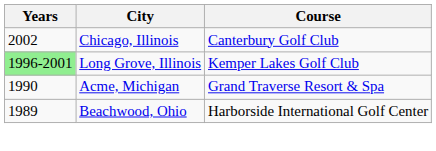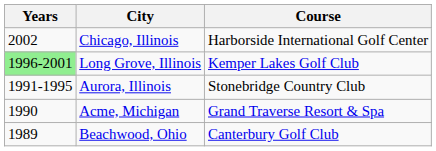(273, 39) Canterbury Golf Club -> (318, 39) Harborside International Golf Center
+ row: (125, 87)
(318, 110) Harborside International Golf Center -> (273, 134) Canterbury Golf Club
